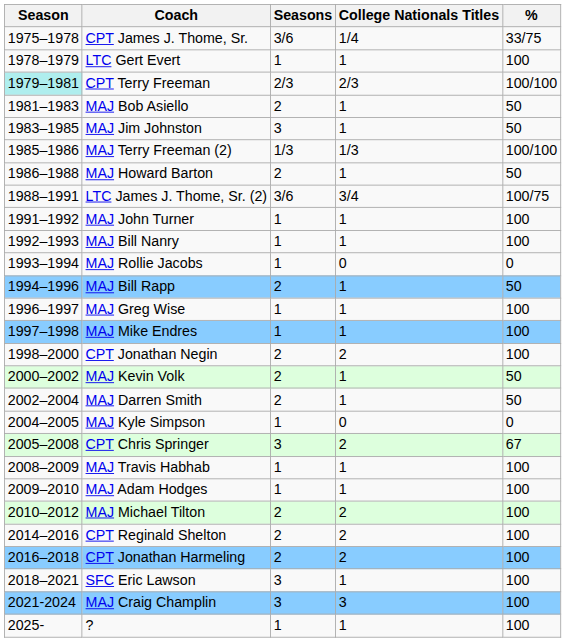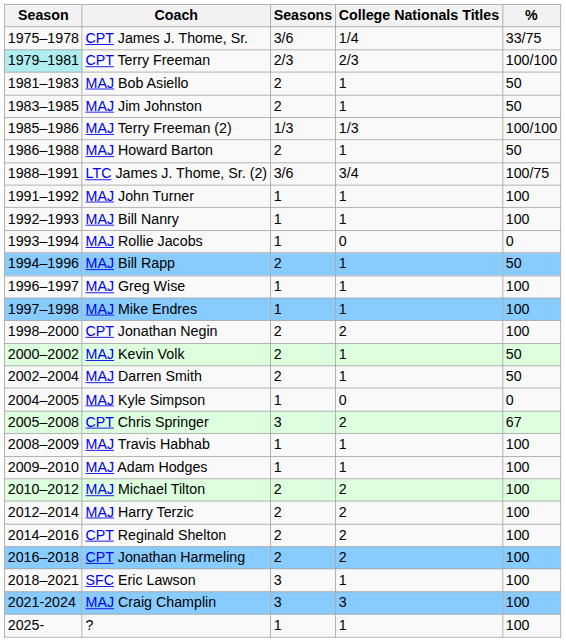- row: (133, 60)
(278, 128) 3 -> (278, 106) 2
+ row: (140, 512)
